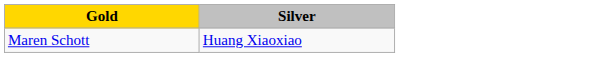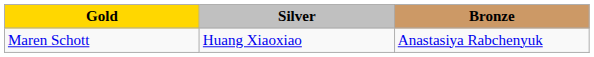+ column: (492, 16)
